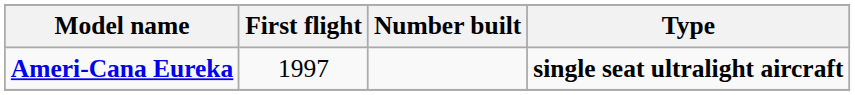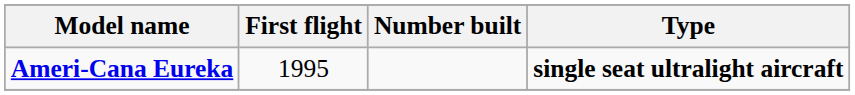(304, 67) 1997 -> (304, 67) 1995
